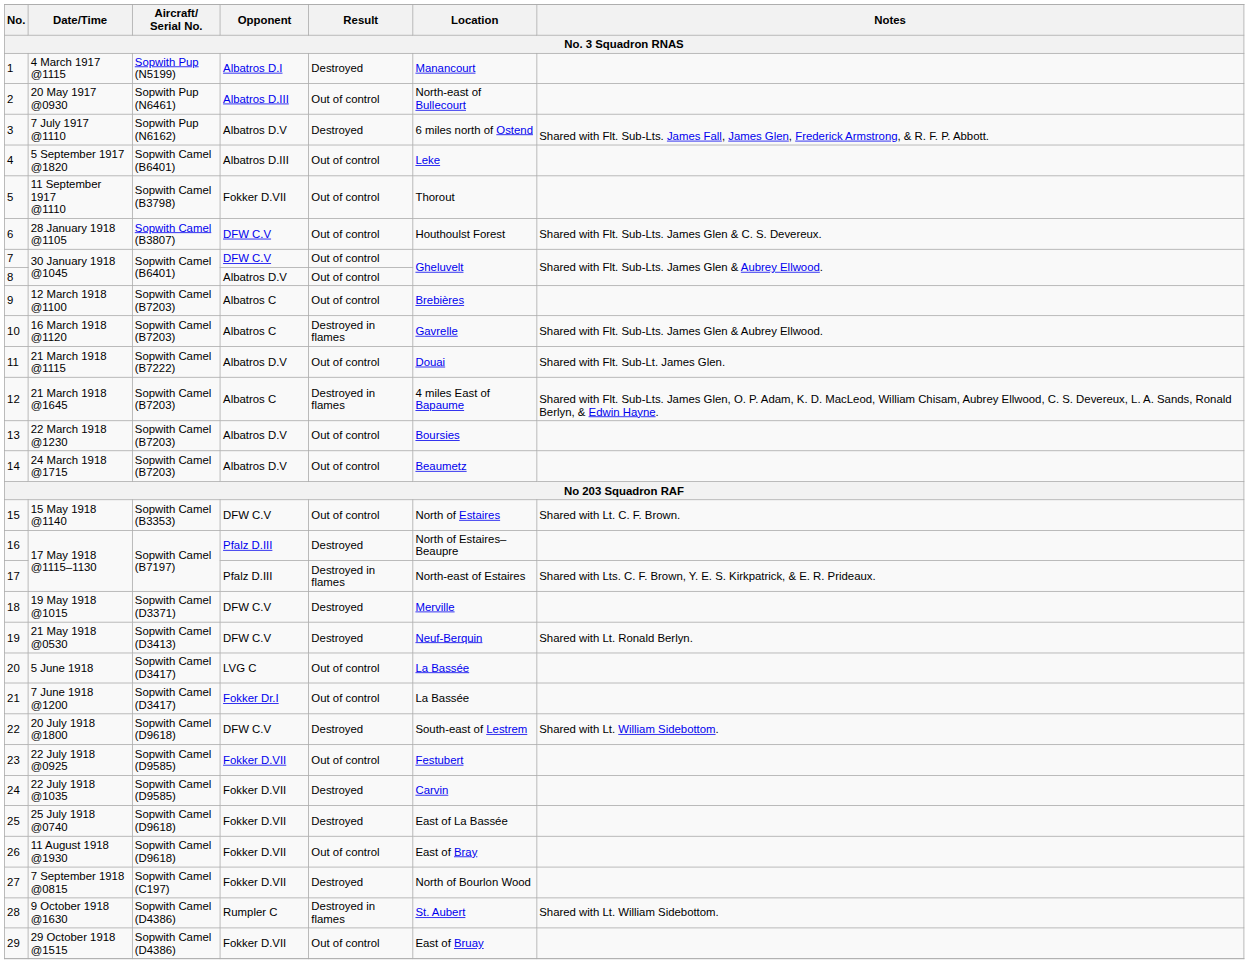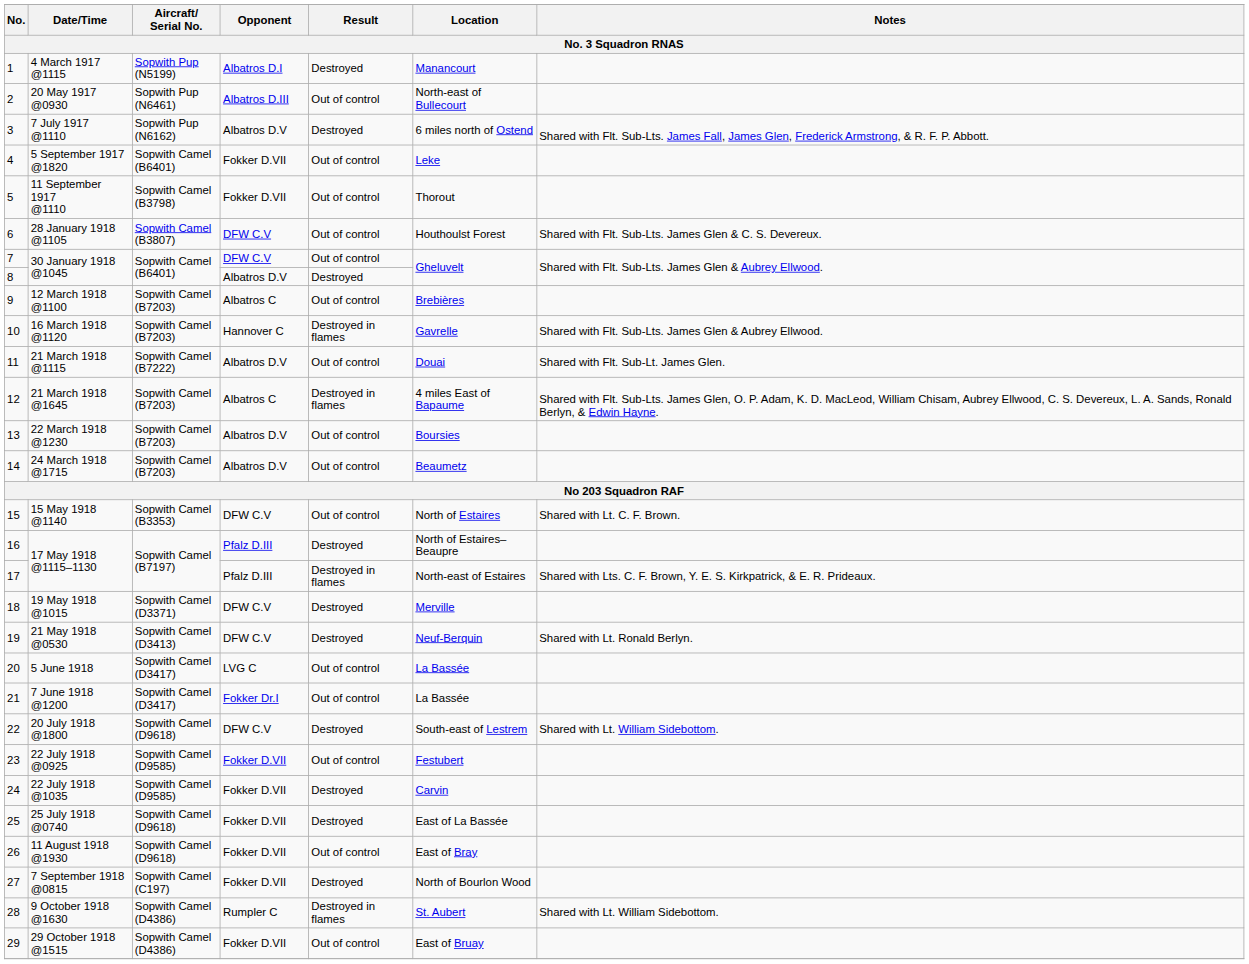(256, 161) Albatros D.III -> (255, 161) Fokker D.VII
(345, 277) Out of control -> (337, 277) Destroyed
(250, 332) Albatros C -> (253, 332) Hannover C
